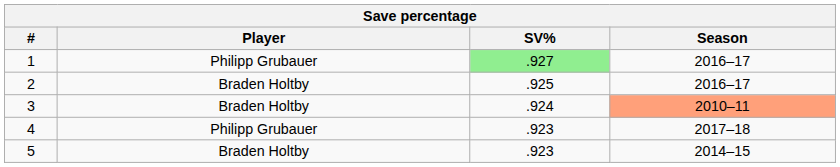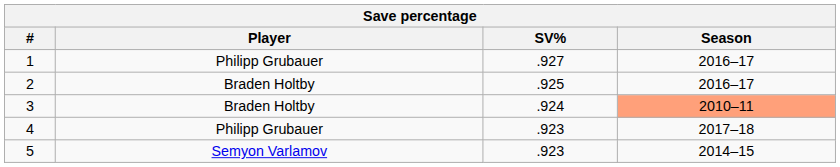(540, 61) lightgreen background -> (550, 61) no background
(264, 152) Braden Holtby -> (269, 152) Semyon Varlamov
